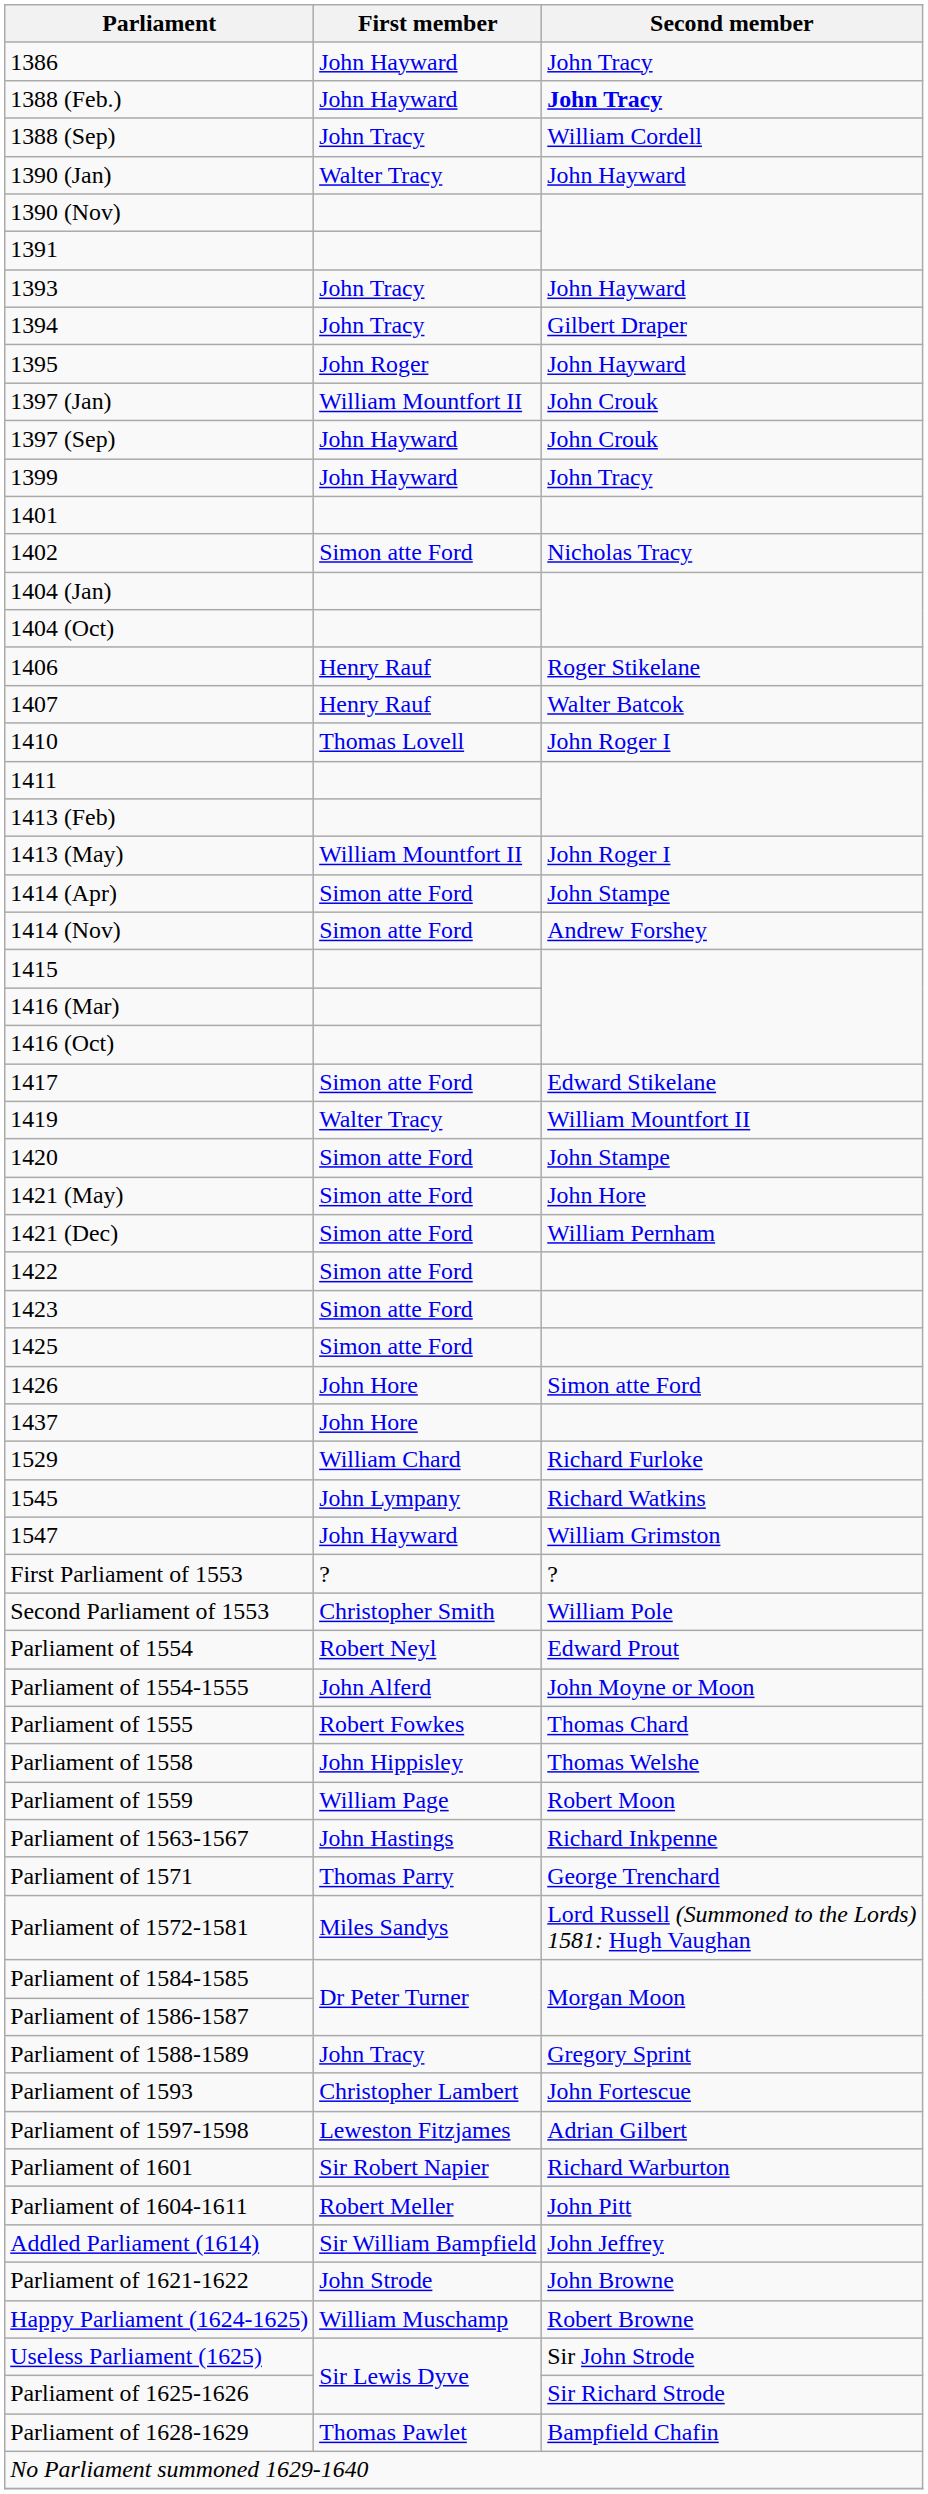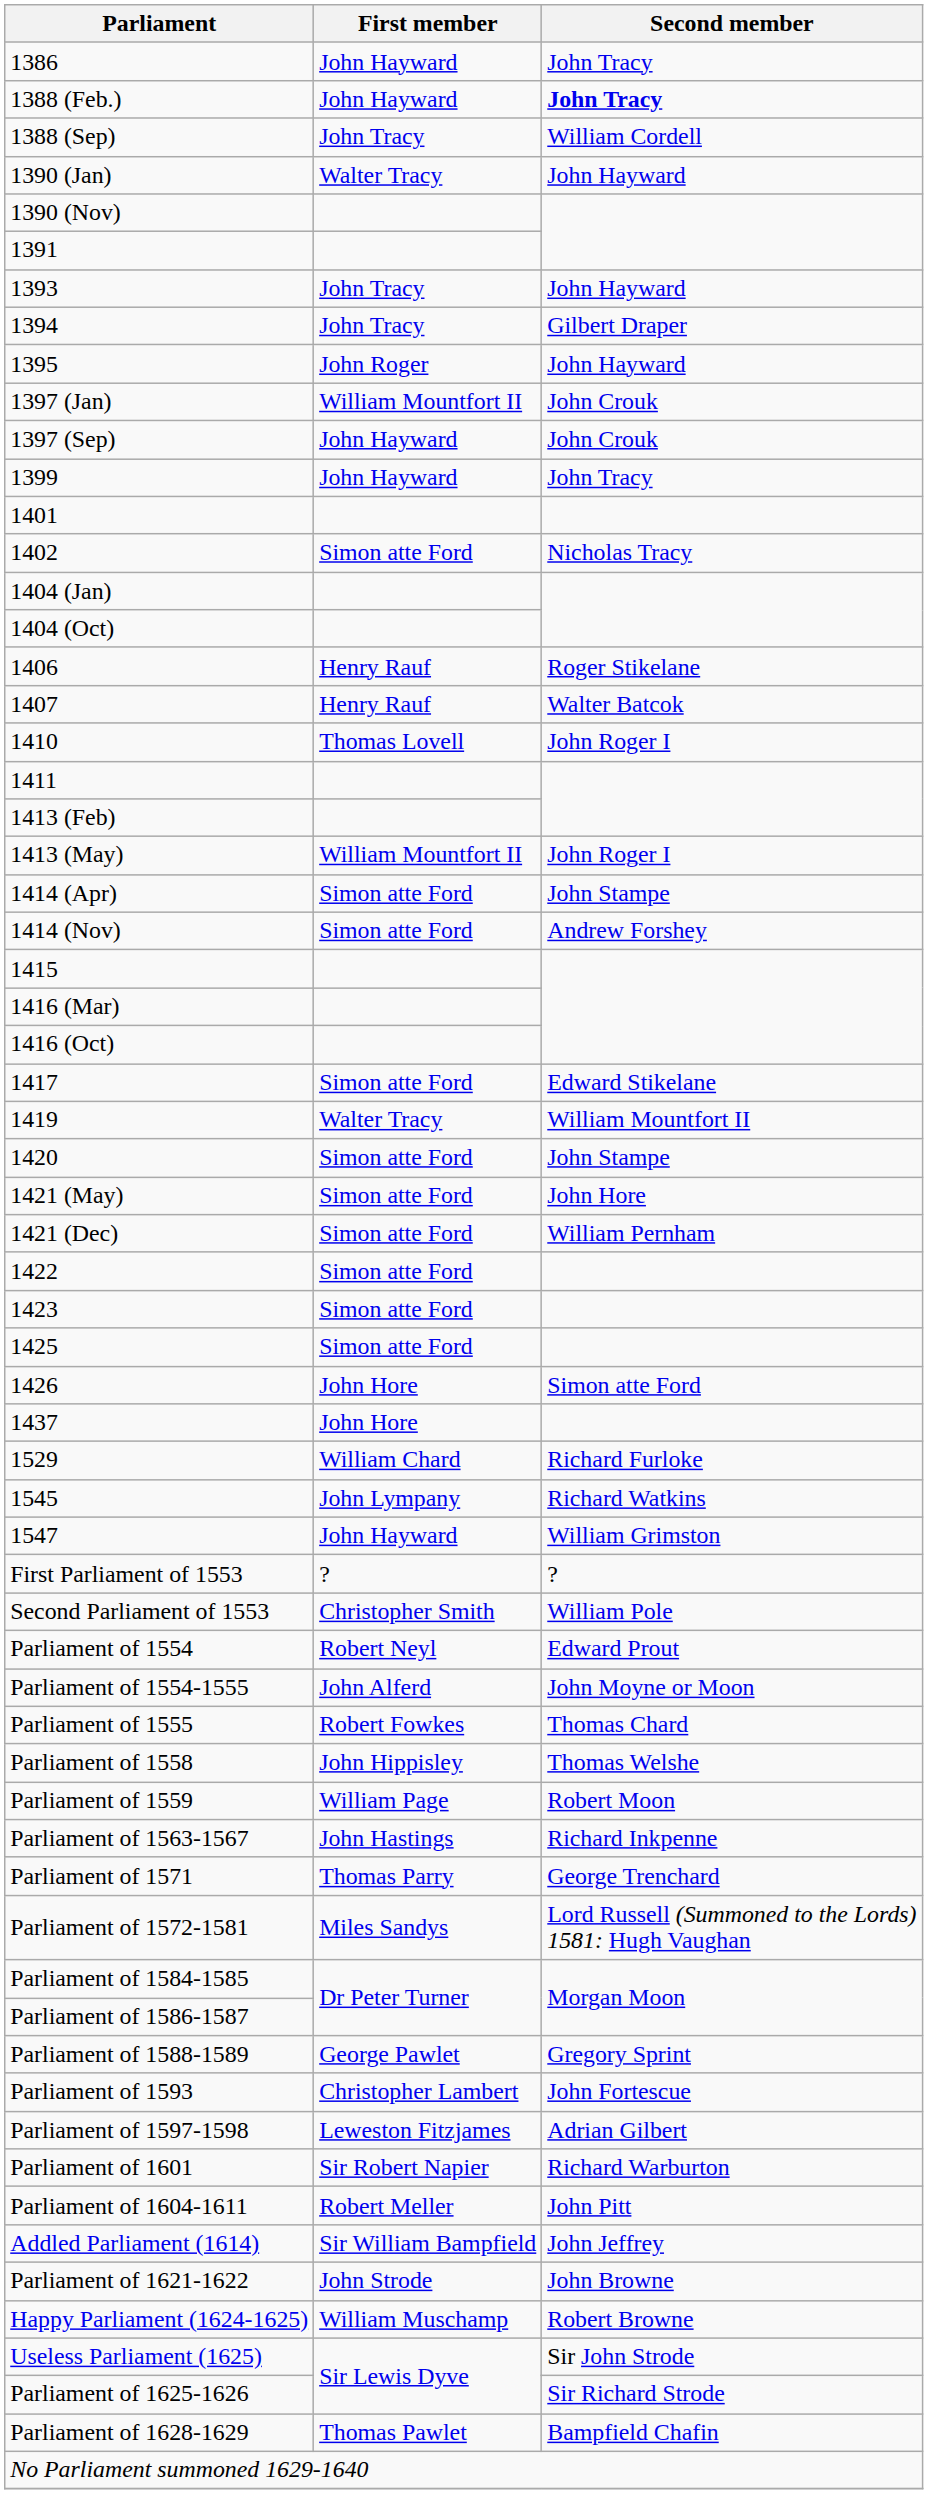(372, 2054) John Tracy -> (389, 2054) George Pawlet
